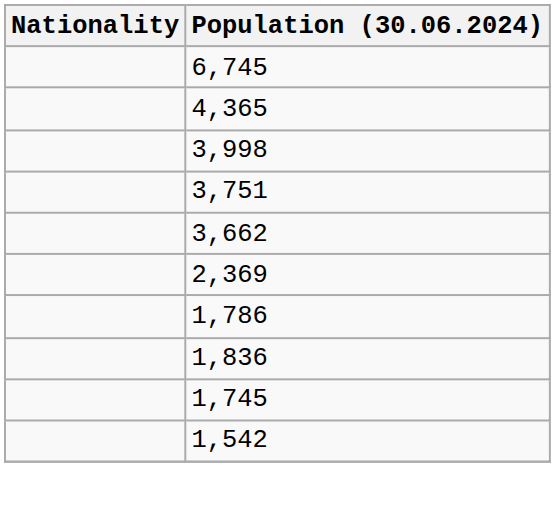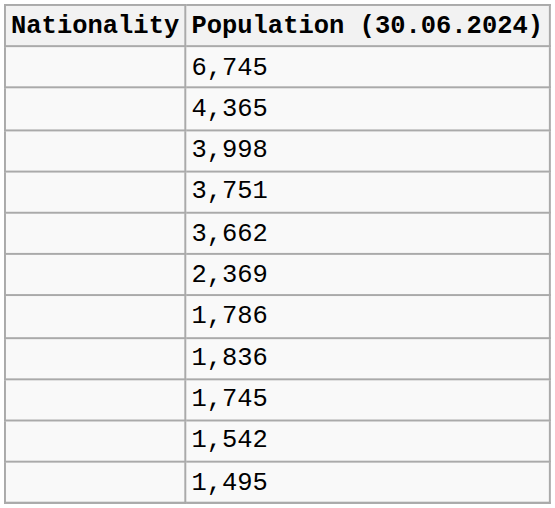+ row: (230, 483)
